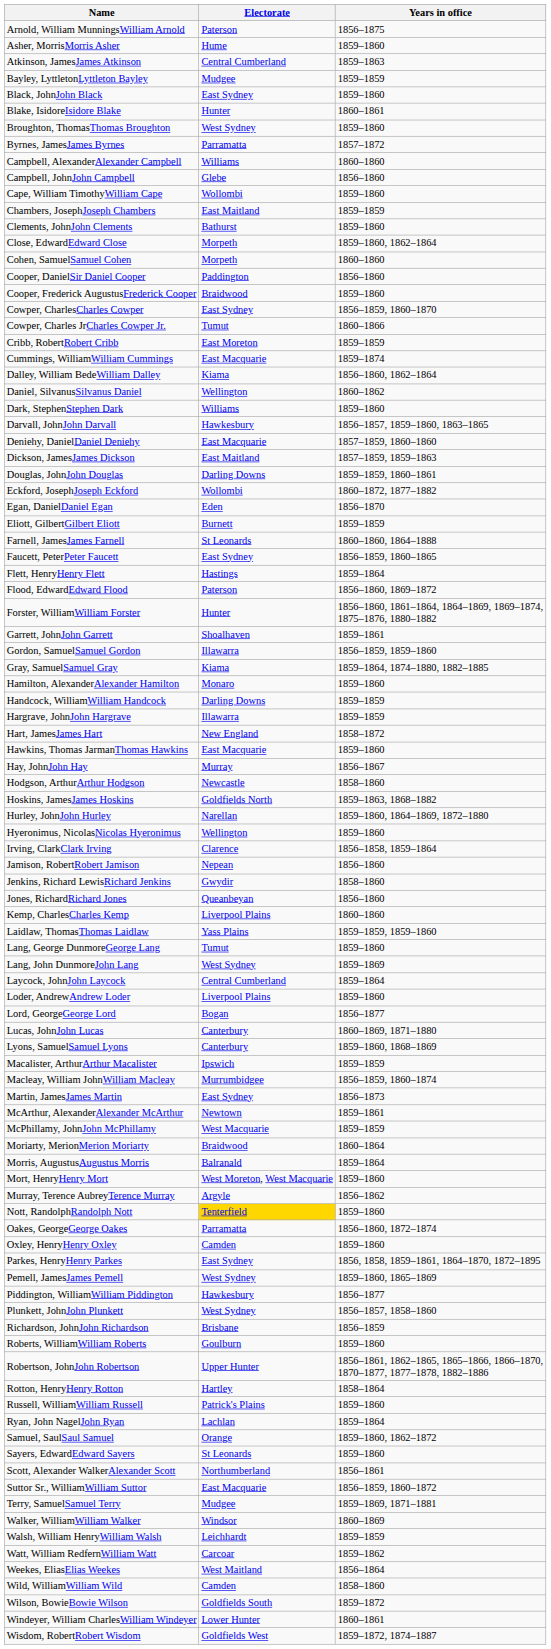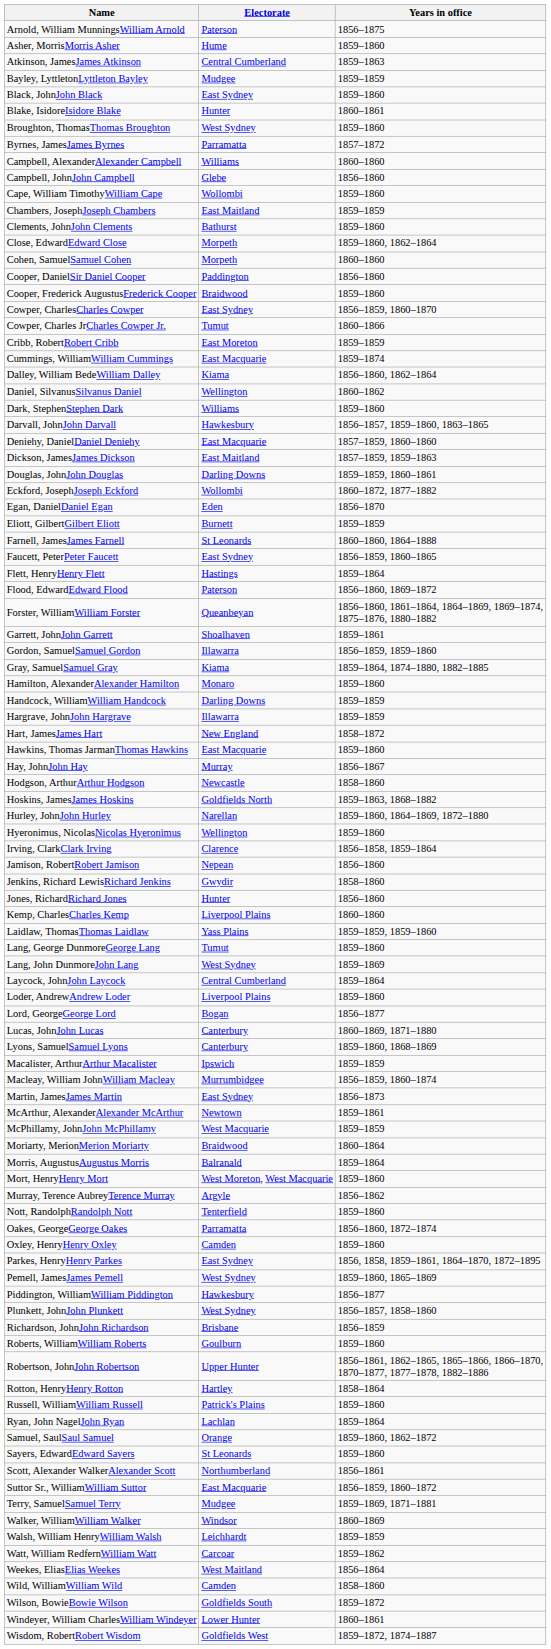(216, 612) Hunter -> (227, 612) Queanbeyan
(227, 898) Queanbeyan -> (216, 898) Hunter
(224, 1211) gold background -> (224, 1211) no background
